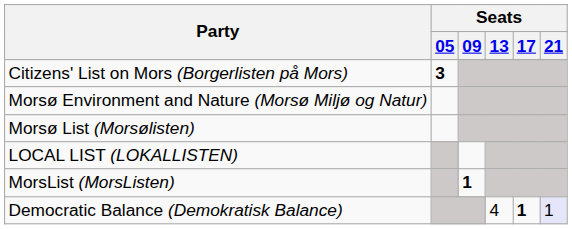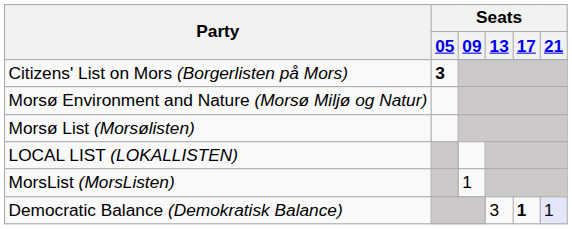(467, 182) bold -> (467, 182) normal
(494, 210) 4 -> (494, 210) 3
